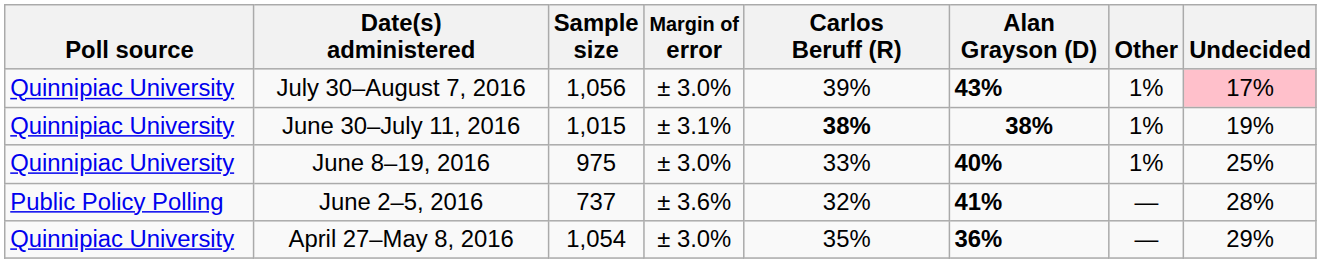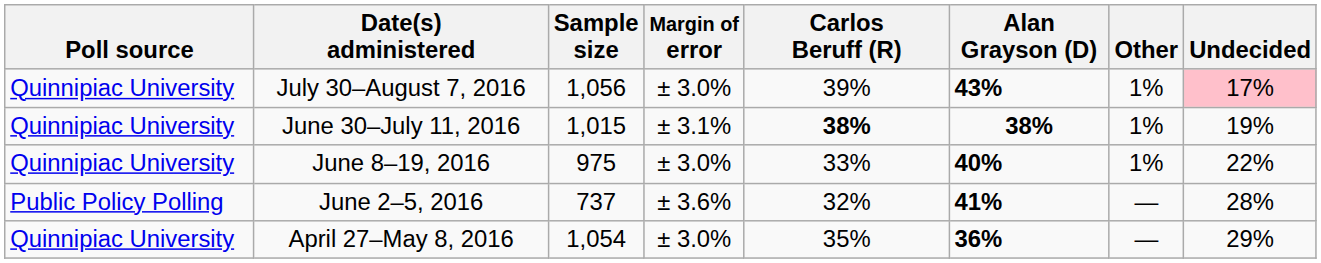(1250, 163) 25% -> (1250, 163) 22%
